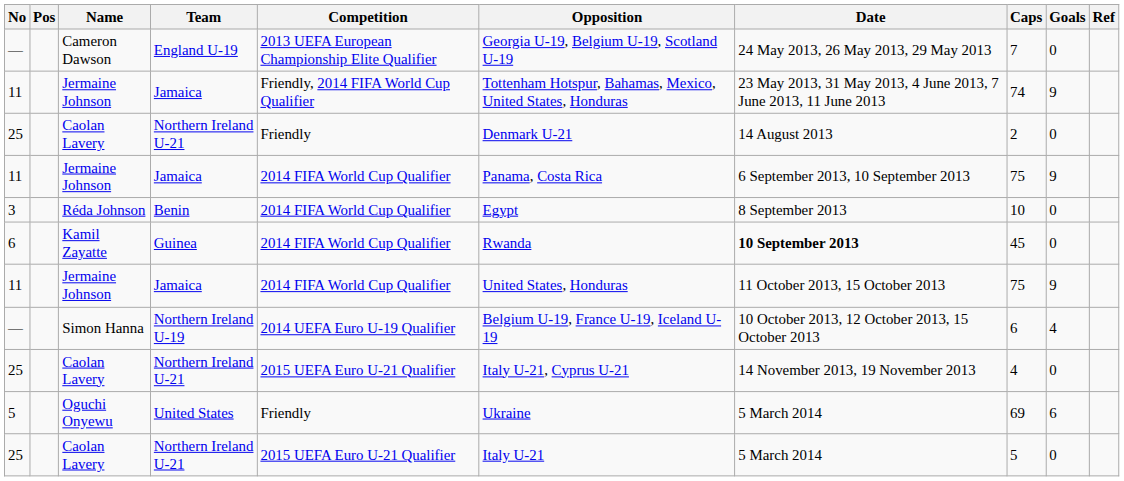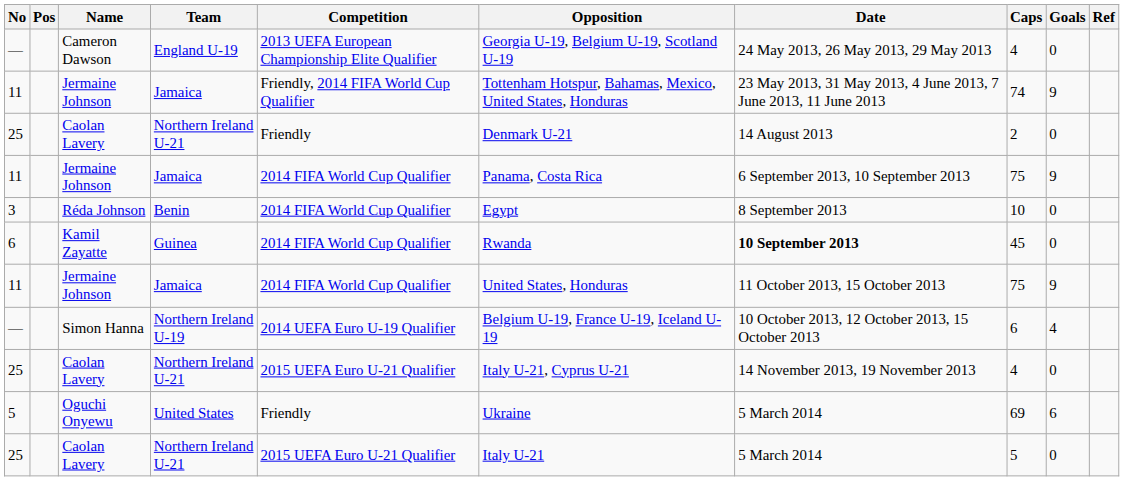(1014, 50) 7 -> (1014, 50) 4
